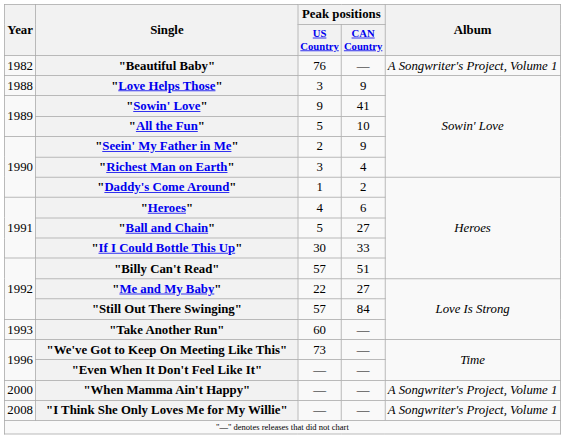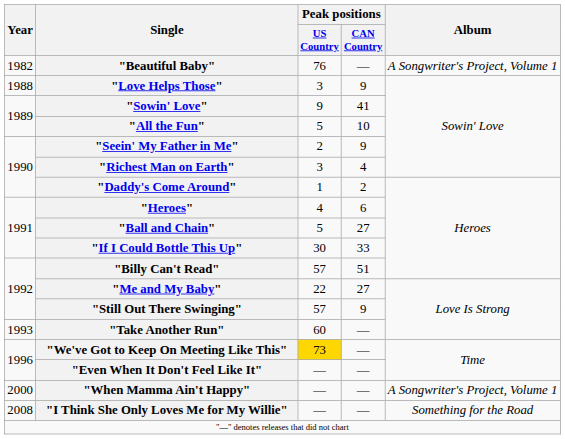(363, 309) 84 -> (363, 309) 9
(320, 349) no background -> (320, 349) gold background
(473, 410) A Songwriter's Project, Volume 1 -> (473, 410) Something for the Road
